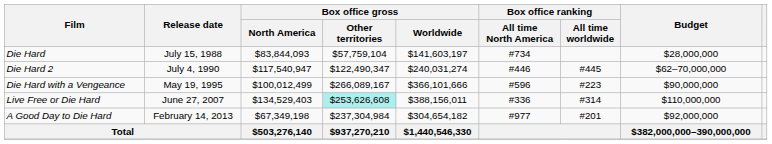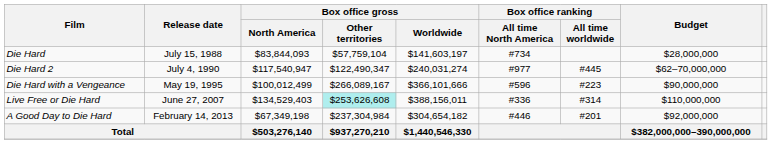(520, 69) #446 -> (520, 69) #977
(520, 116) #977 -> (520, 116) #446
